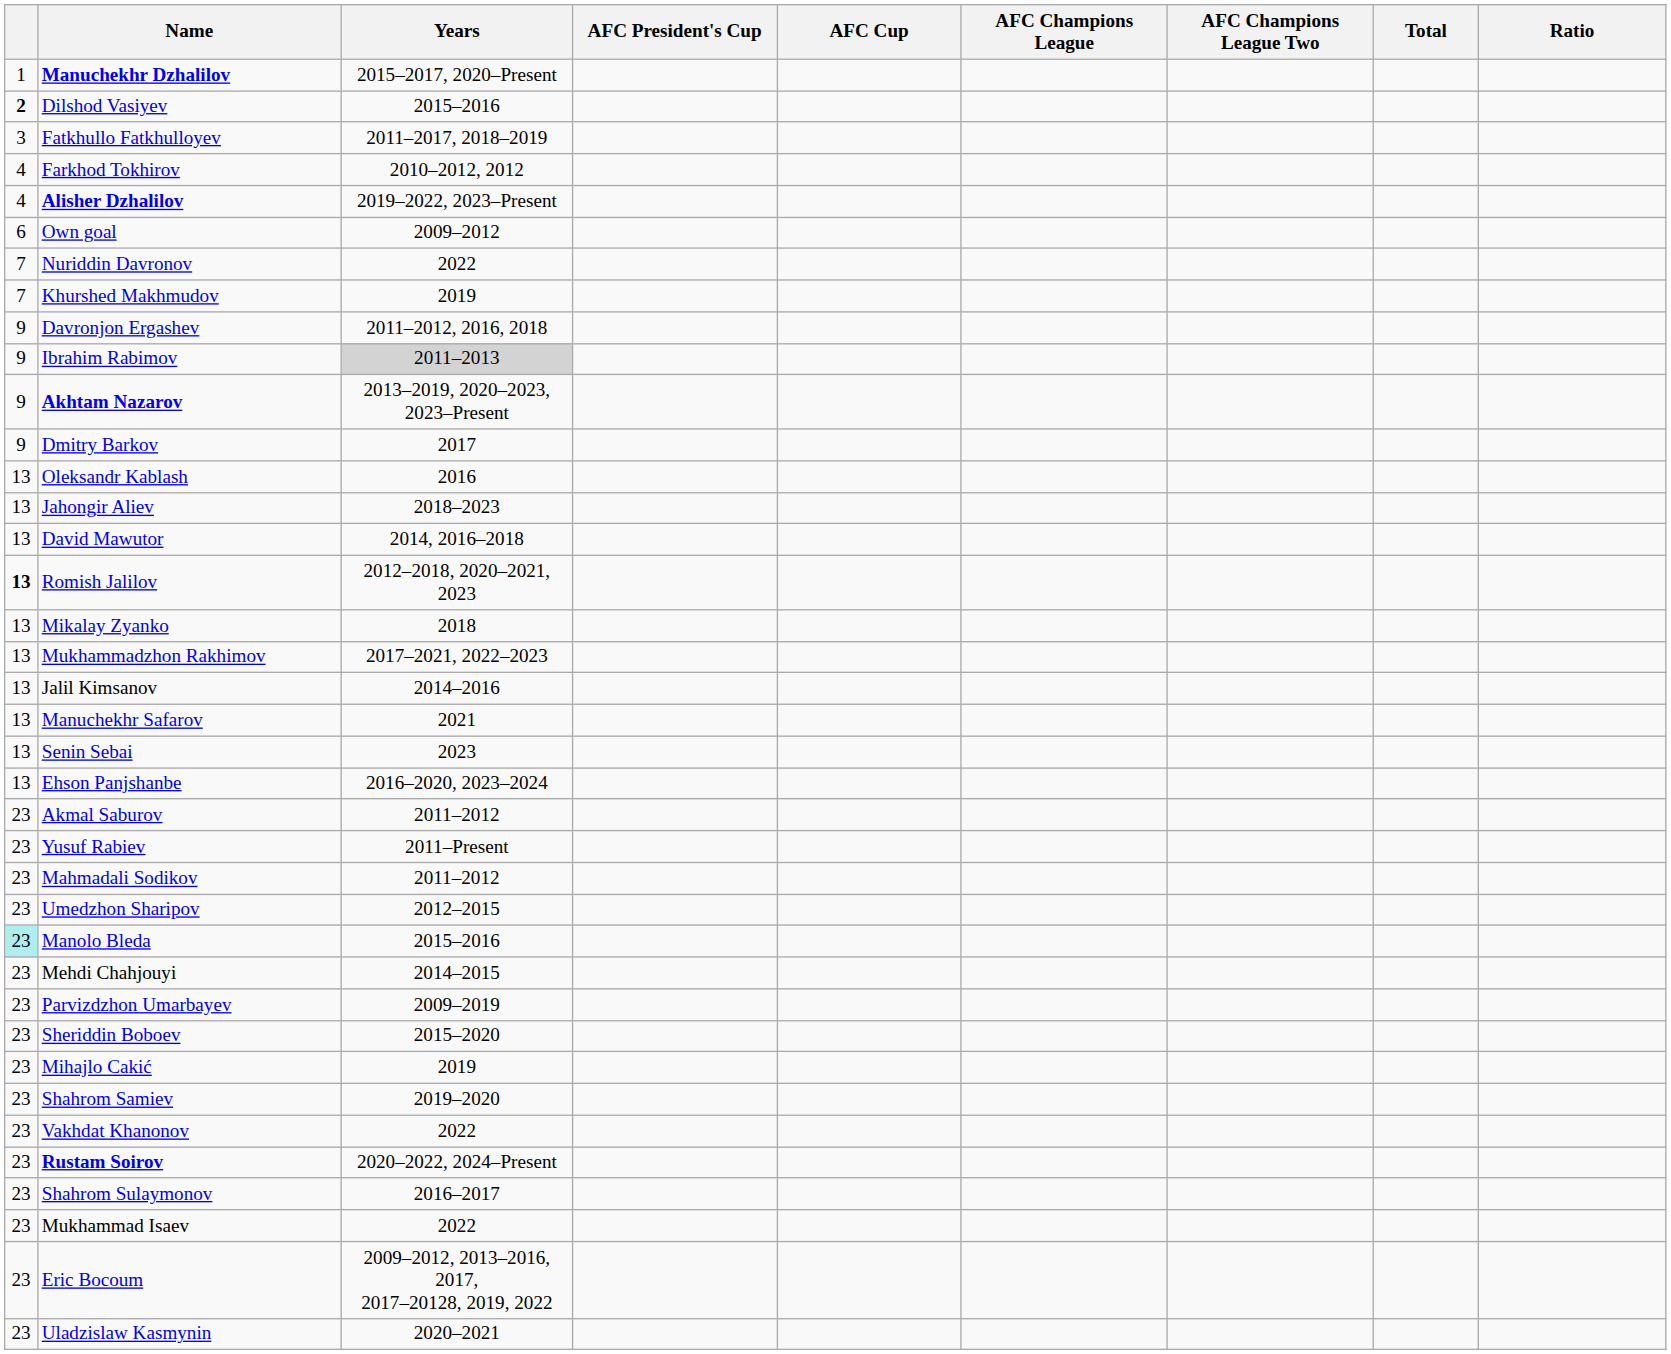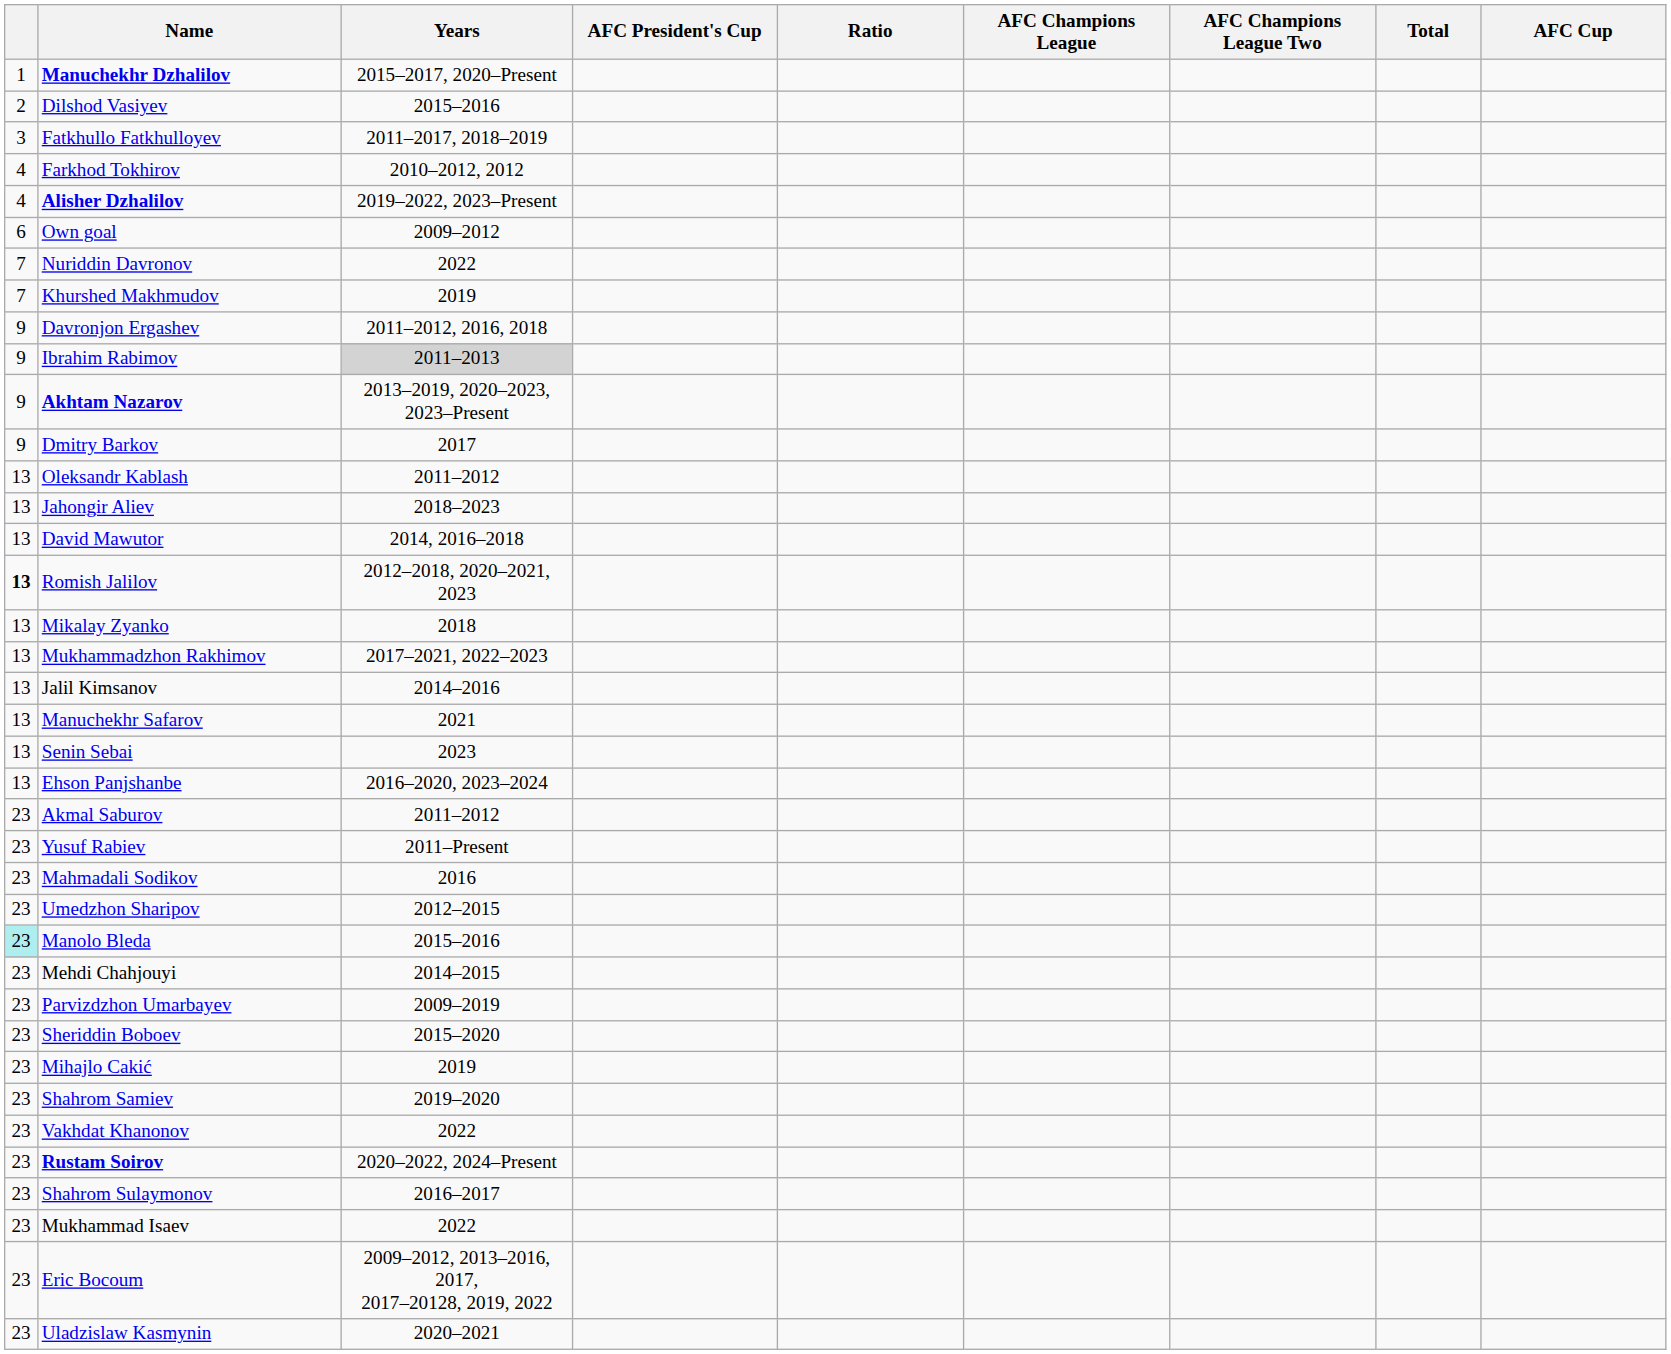columns swapped: (869, 31) <-> (1572, 31)
(21, 106) bold -> (21, 106) normal
(457, 476) 2016 -> (457, 476) 2011–2012
(457, 878) 2011–2012 -> (457, 878) 2016
